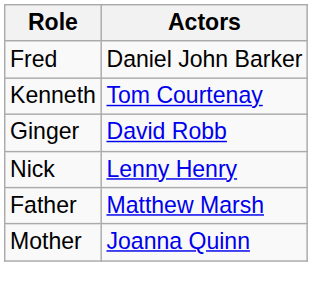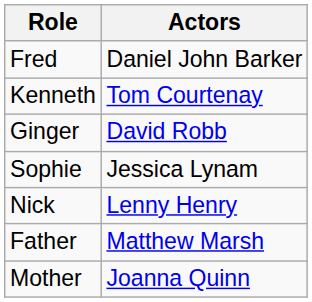+ row: (46, 168)
